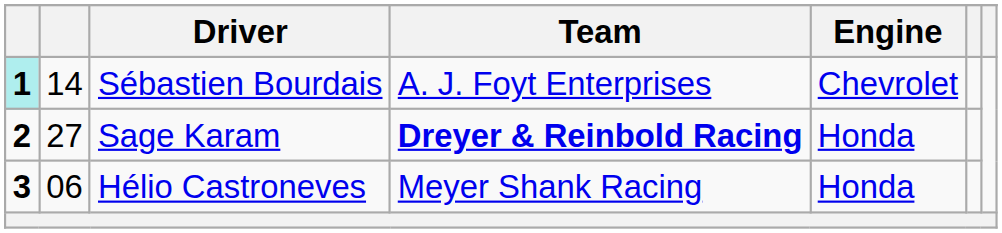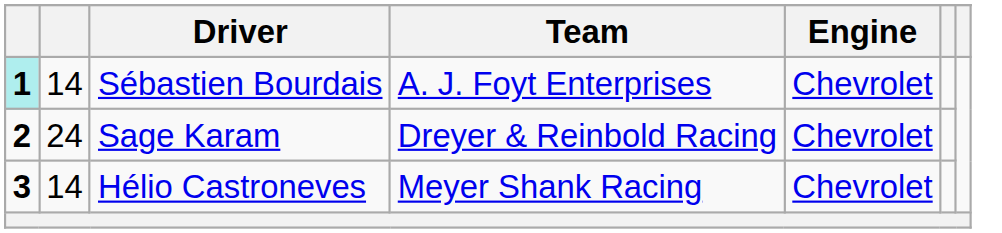(64, 135) 27 -> (64, 135) 24
(600, 135) bold -> (587, 135) normal
(866, 135) Honda -> (862, 135) Chevrolet
(64, 187) 06 -> (64, 187) 14
(866, 187) Honda -> (862, 187) Chevrolet
